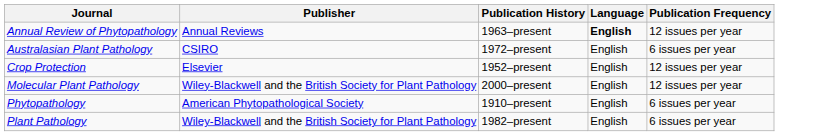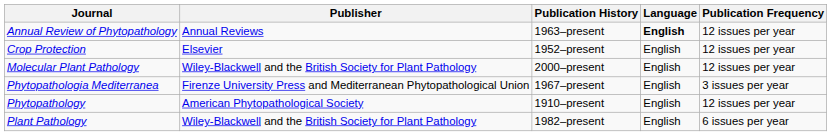- row: (80, 49)
+ row: (83, 85)
(692, 103) 6 issues per year -> (749, 103) 12 issues per year
